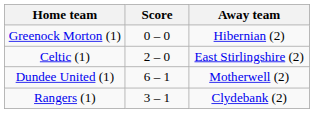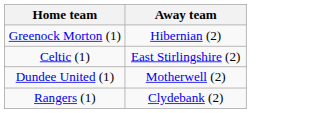- column: (157, 14)
